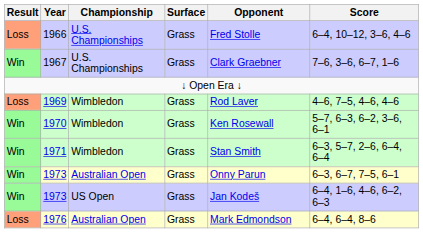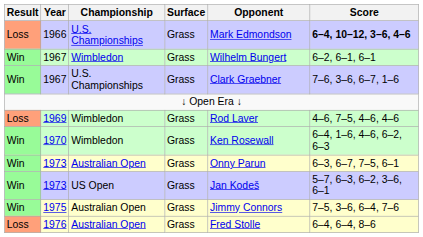(235, 35) Fred Stolle -> (251, 35) Mark Edmondson
(361, 35) normal -> (361, 35) bold
+ row: (55, 57)
(357, 124) 5–7, 6–3, 6–2, 3–6, 6–1 -> (357, 140) 6–4, 1–6, 4–6, 6–2, 6–3
- row: (55, 152)
(357, 197) 6–4, 1–6, 4–6, 6–2, 6–3 -> (357, 185) 5–7, 6–3, 6–2, 3–6, 6–1
+ row: (55, 207)
(251, 219) Mark Edmondson -> (235, 224) Fred Stolle
